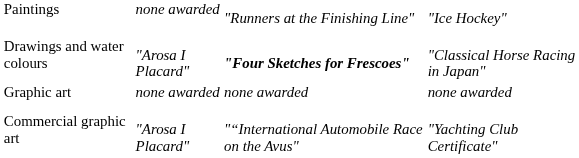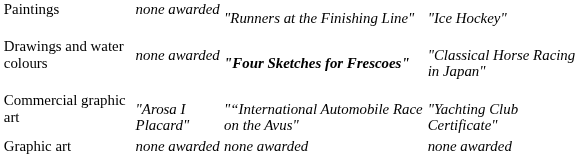(162, 63) "Arosa I Placard" -> (178, 55) none awarded
rows swapped: (37, 92) <-> (65, 129)
